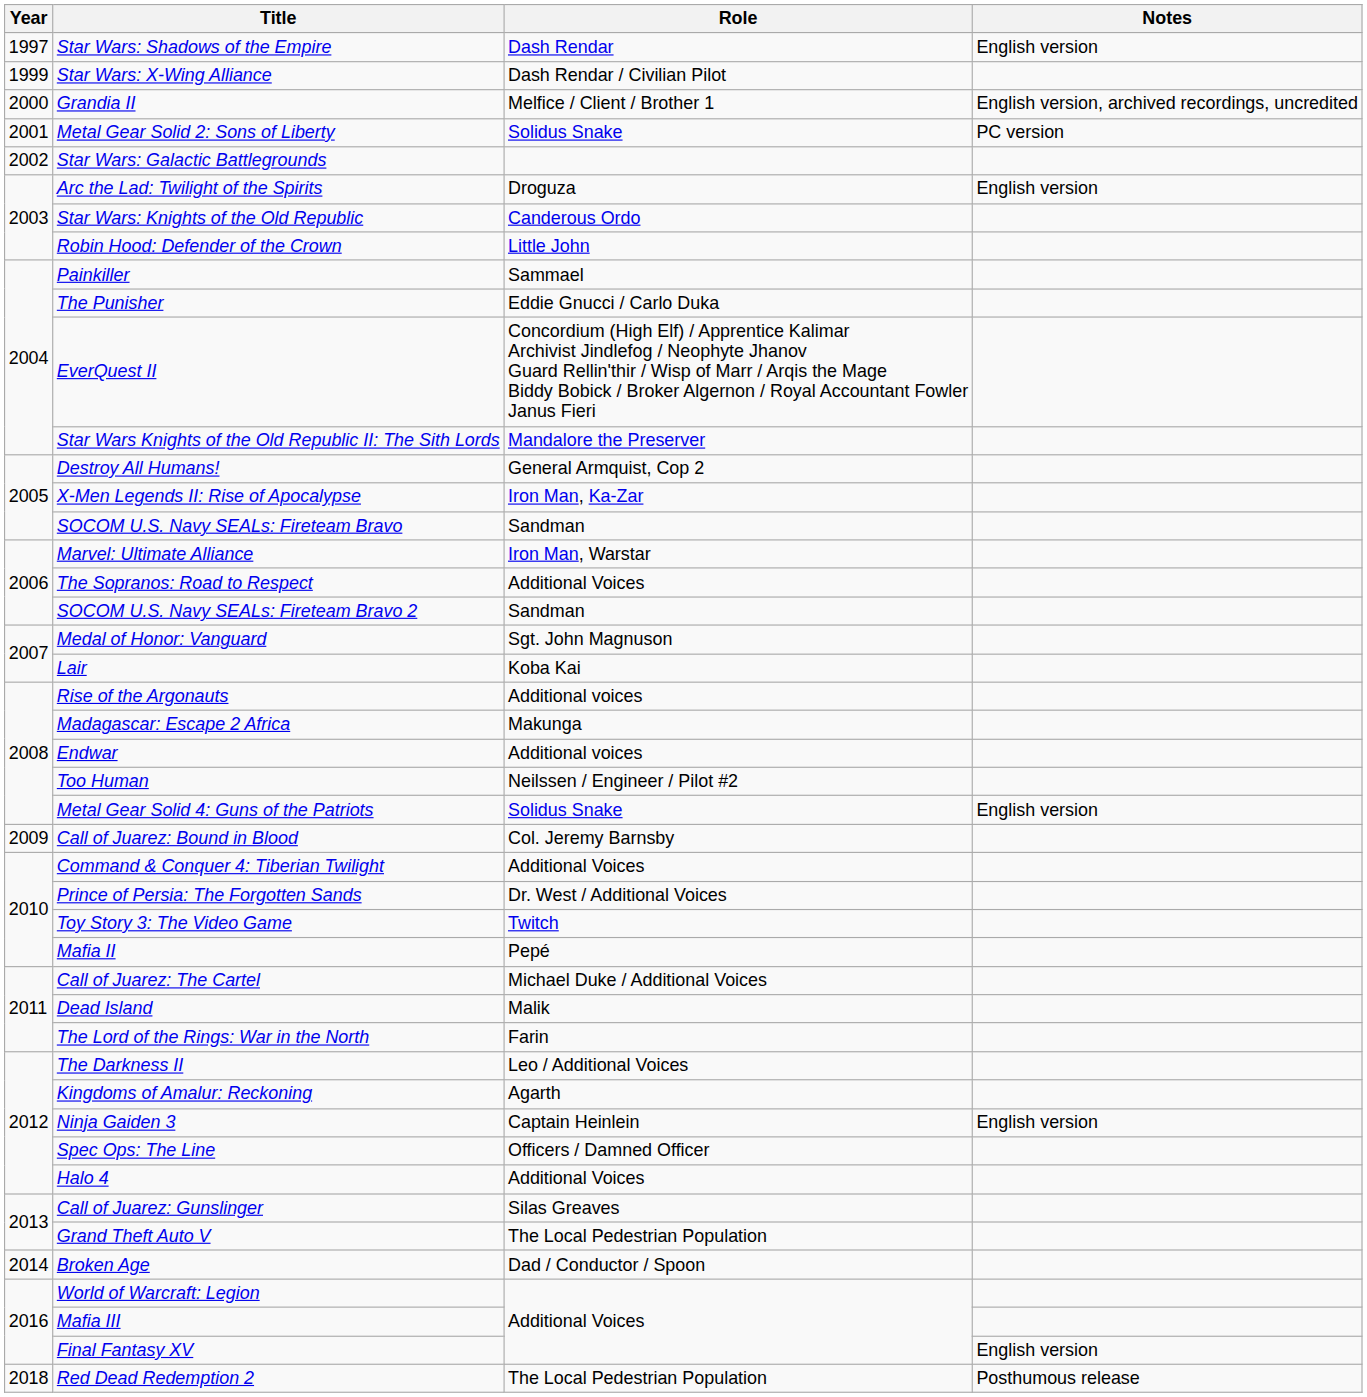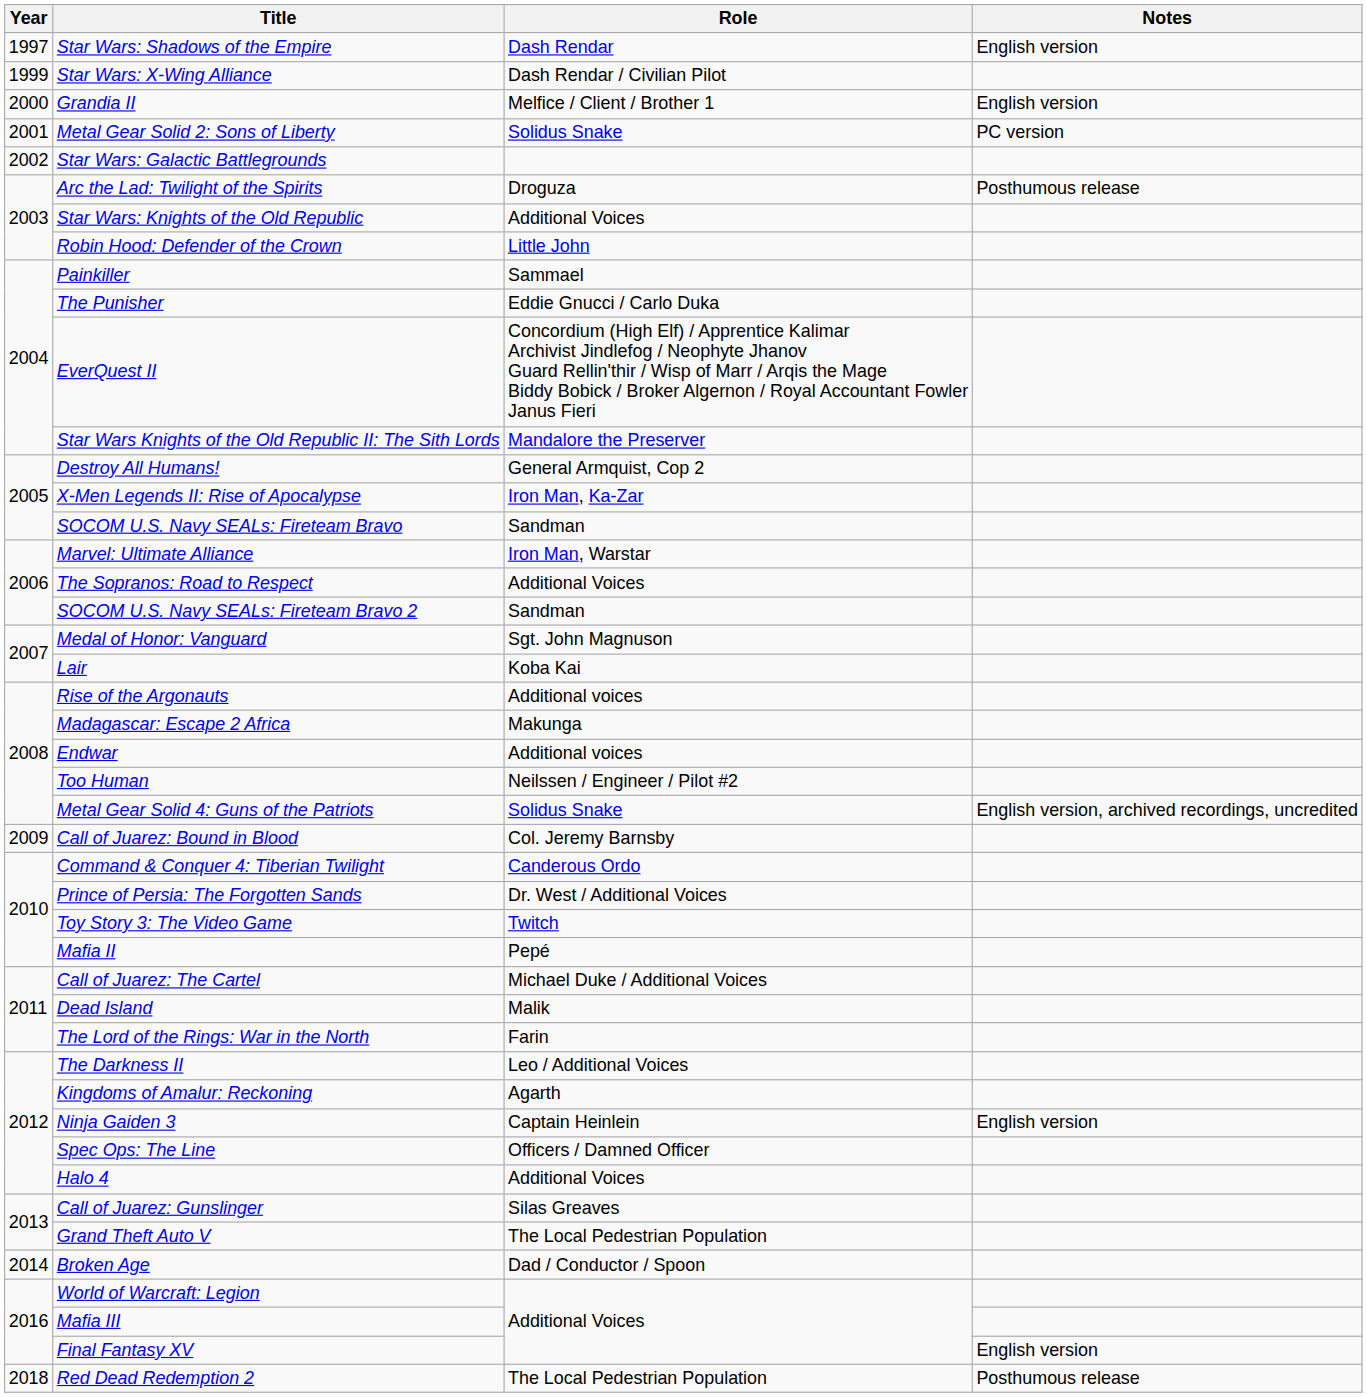(1167, 103) English version, archived recordings, uncredited -> (1037, 103) English version
(1037, 189) English version -> (1058, 189) Posthumous release
(574, 217) Canderous Ordo -> (576, 217) Additional Voices
(1037, 809) English version -> (1167, 809) English version, archived recordings, uncredited
(576, 866) Additional Voices -> (574, 866) Canderous Ordo
